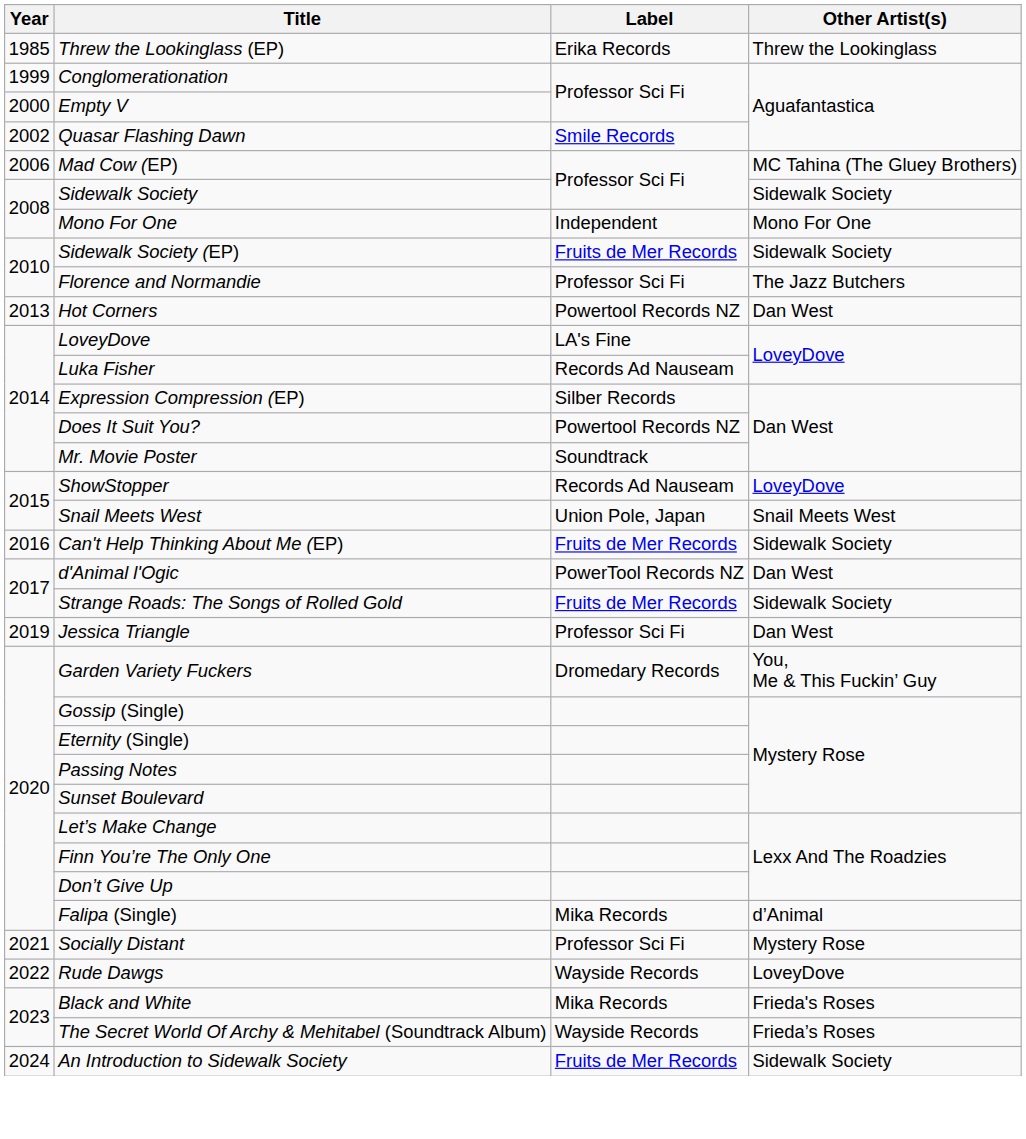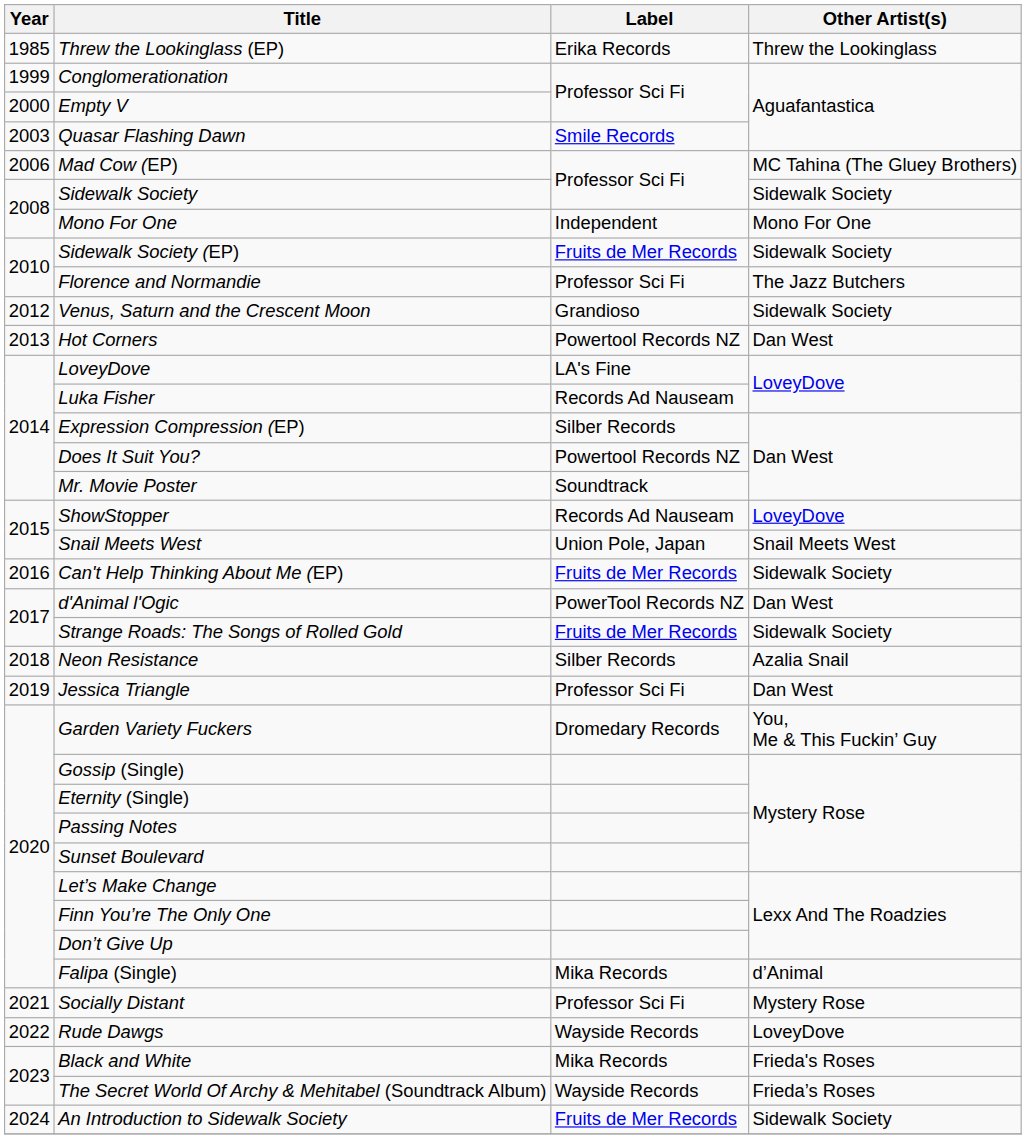(29, 135) 2002 -> (29, 135) 2003
+ row: (214, 310)
+ row: (128, 661)
